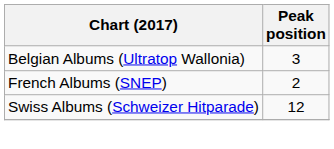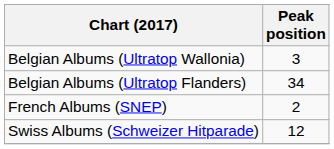+ row: (127, 82)
